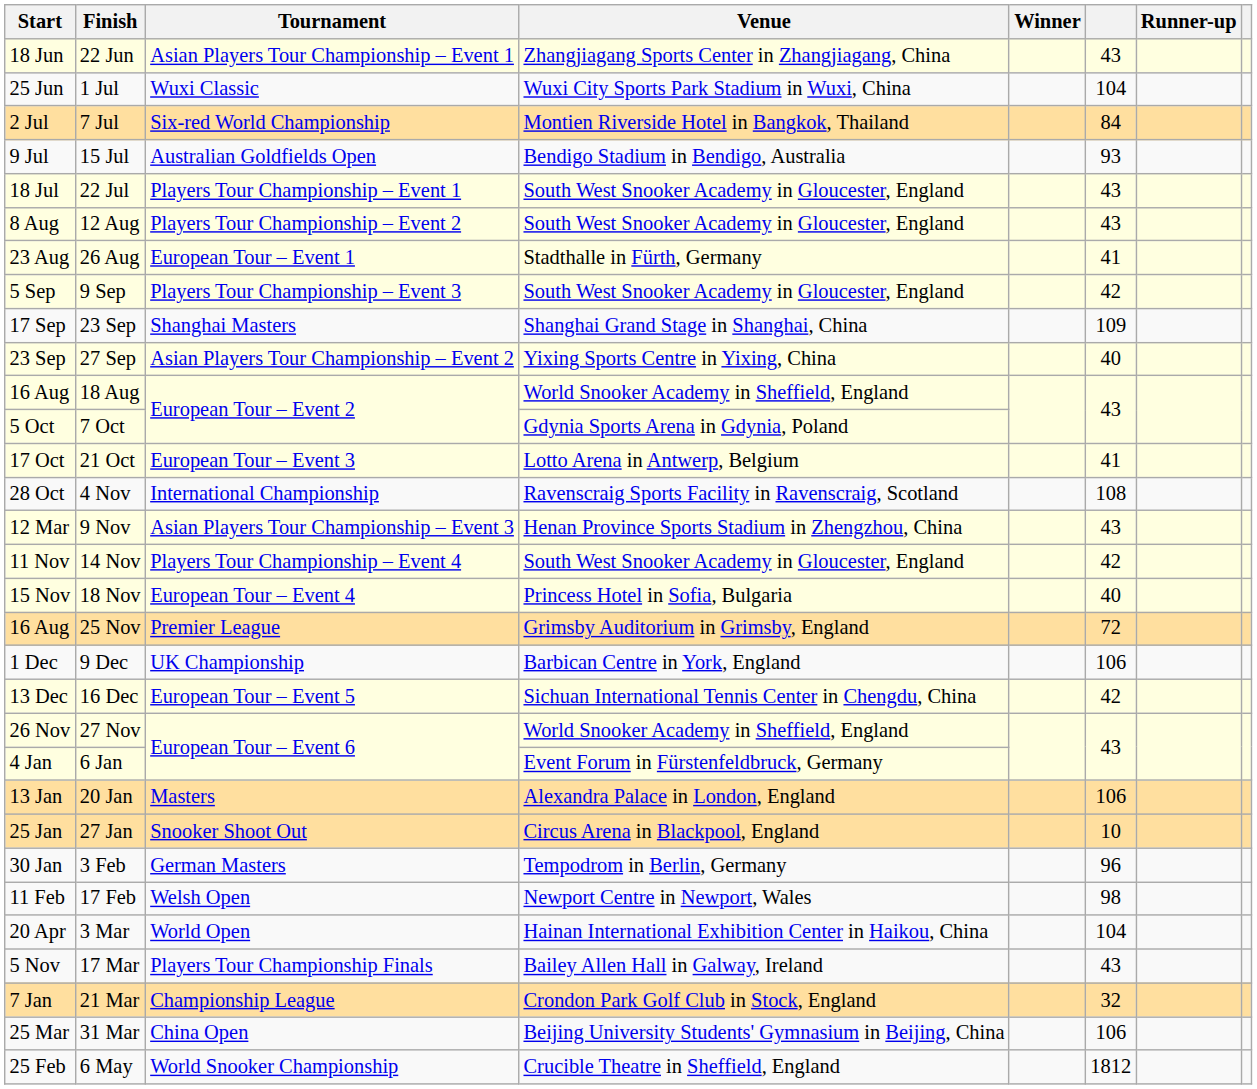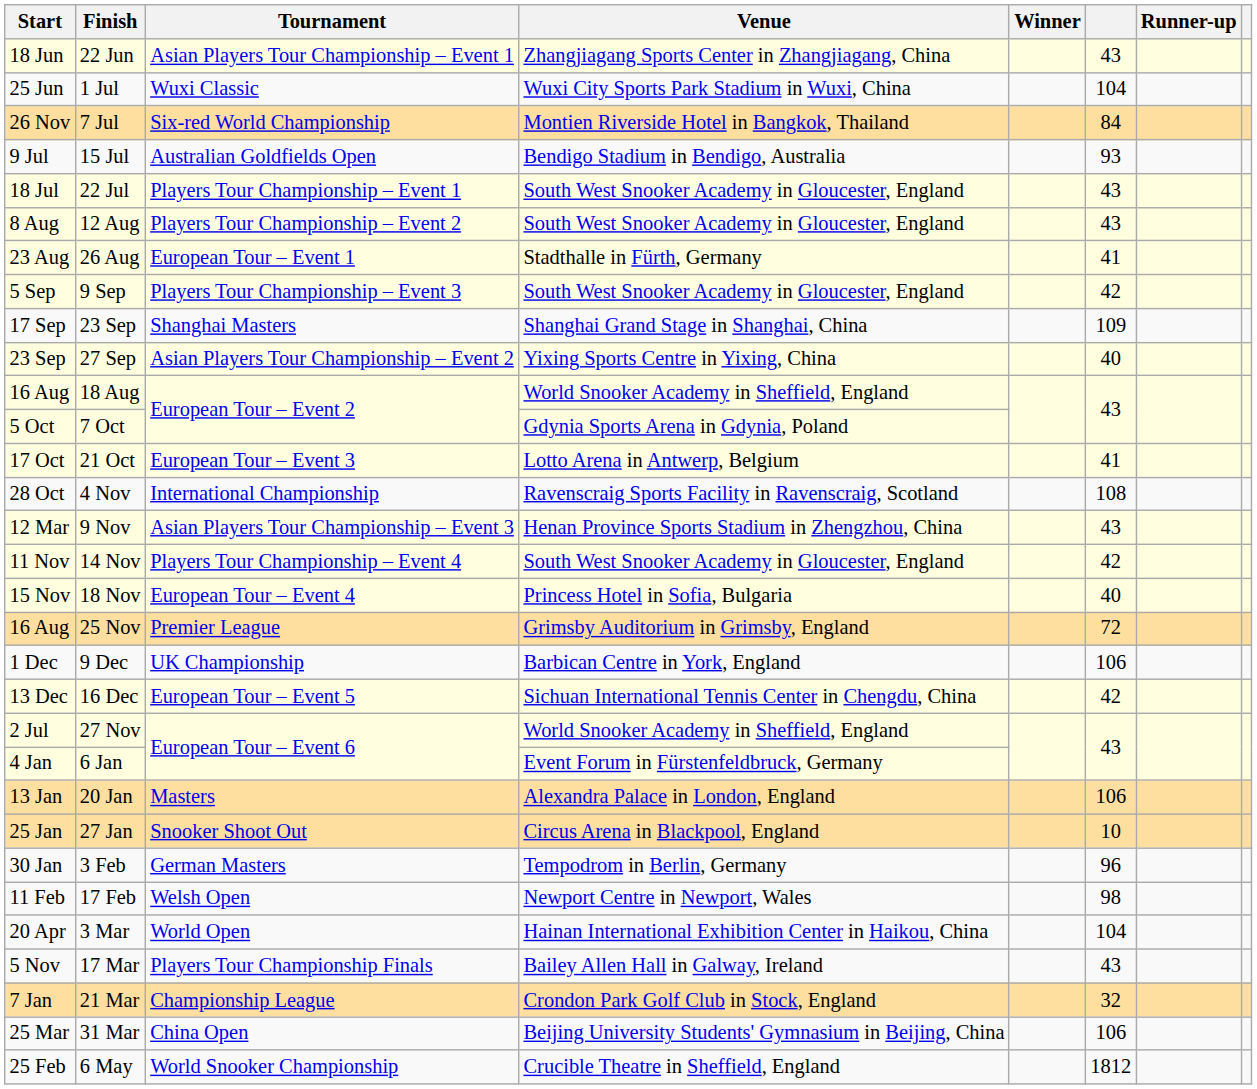(29, 122) 2 Jul -> (40, 122) 26 Nov
(40, 729) 26 Nov -> (29, 729) 2 Jul
